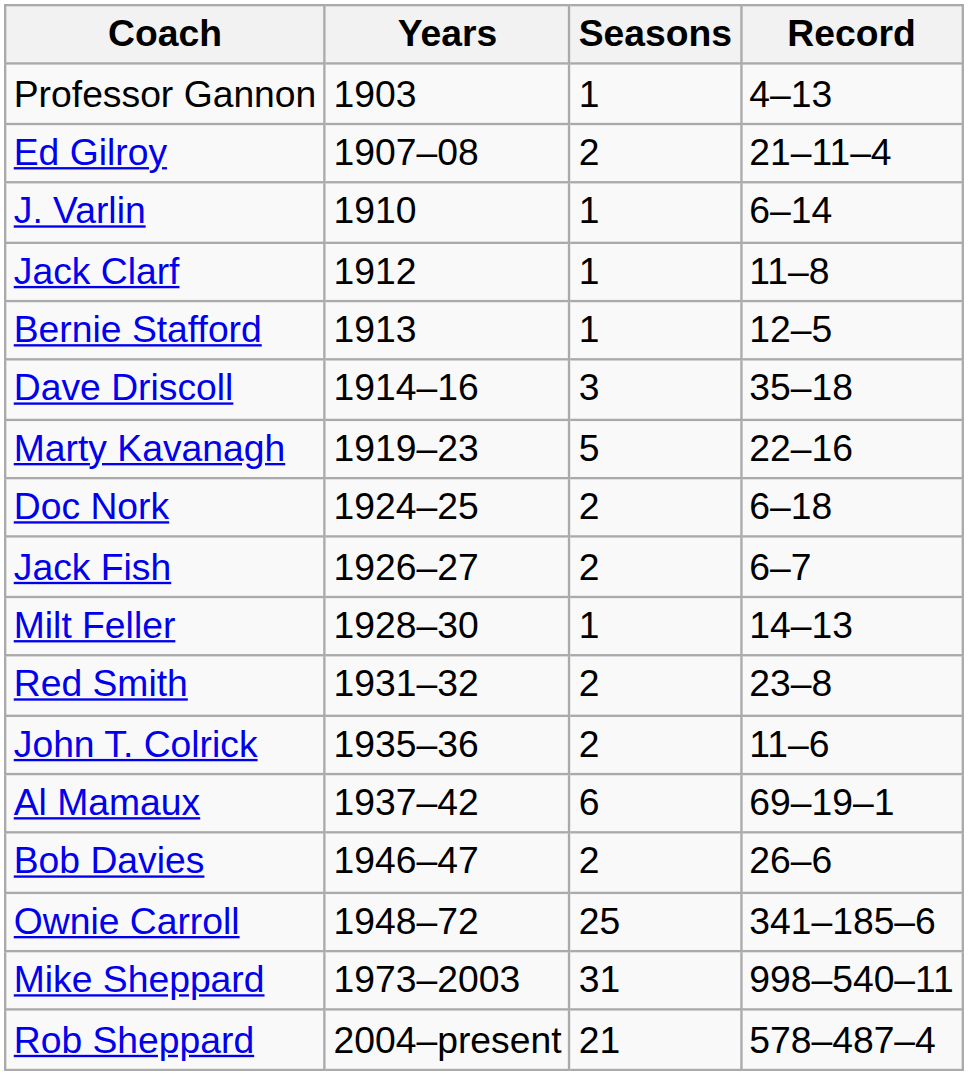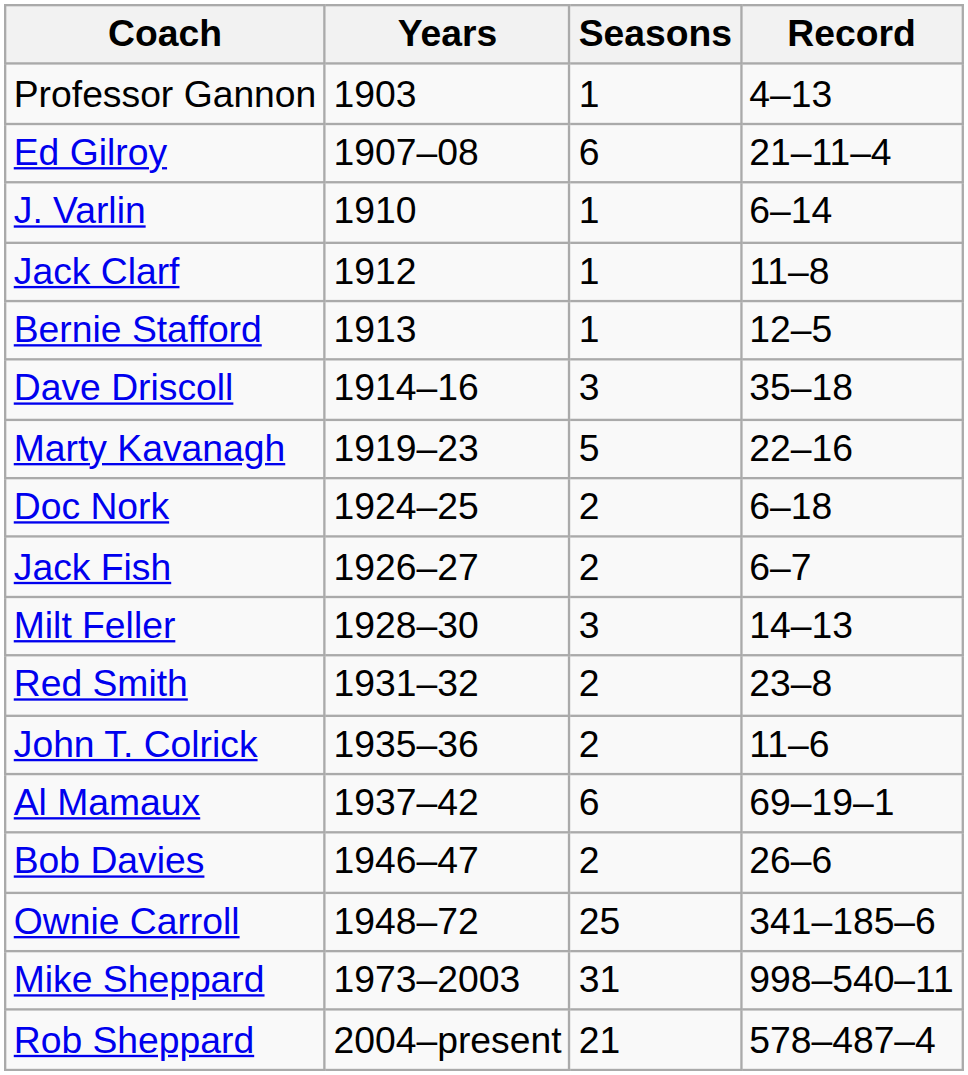(589, 152) 2 -> (589, 152) 6
(589, 625) 1 -> (589, 625) 3
